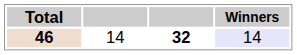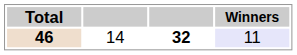(252, 37) 14 -> (252, 37) 11
